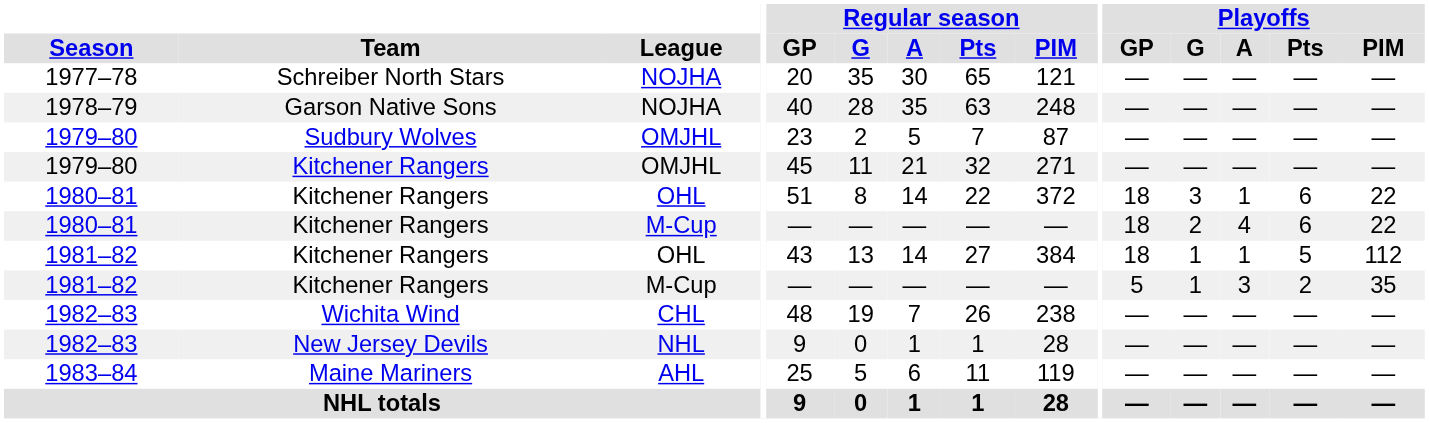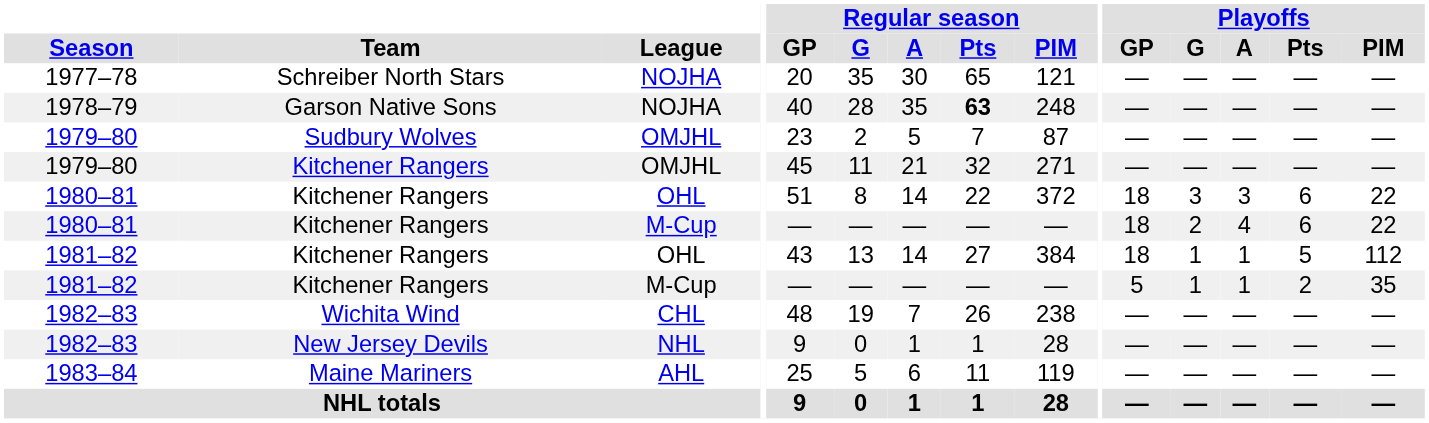(978, 107) normal -> (978, 107) bold
(1244, 196) 1 -> (1244, 196) 3
(1244, 284) 3 -> (1244, 284) 1
